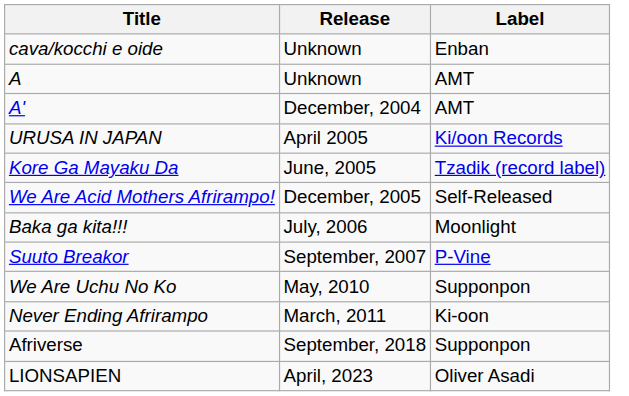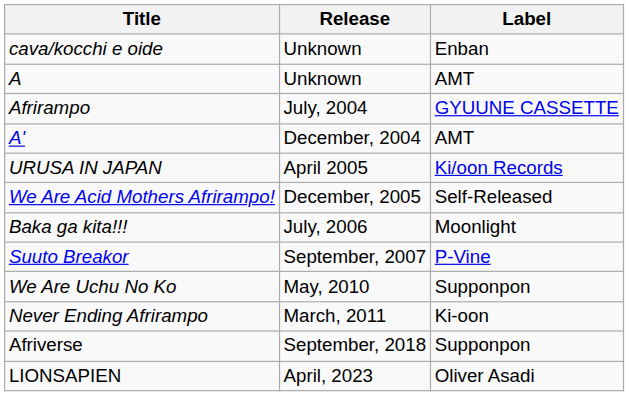+ row: (49, 108)
- row: (94, 167)
